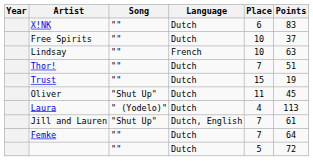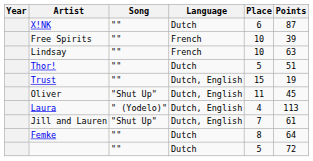(291, 25) 83 -> (291, 25) 87
(184, 39) Dutch -> (186, 39) French
(291, 39) 37 -> (291, 39) 39
(259, 66) 7 -> (259, 66) 5
(184, 80) Dutch -> (207, 80) Dutch, English
(184, 94) Dutch -> (207, 94) Dutch, English
(184, 108) Dutch -> (207, 108) Dutch, English
(259, 135) 7 -> (259, 135) 8
